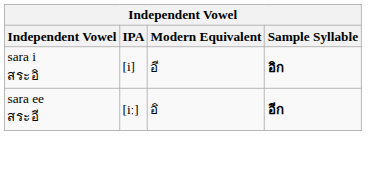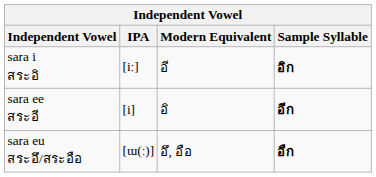(129, 67) [i] -> (131, 67) [iː]
(131, 109) [iː] -> (129, 109) [i]
+ row: (45, 149)
